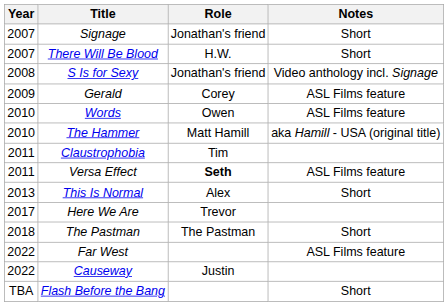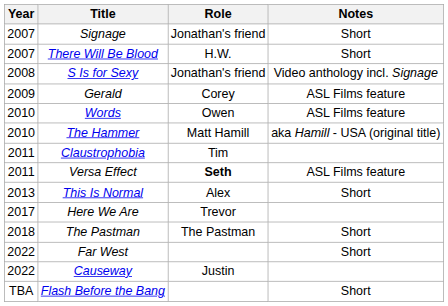(356, 251) ASL Films feature -> (356, 251) Short
